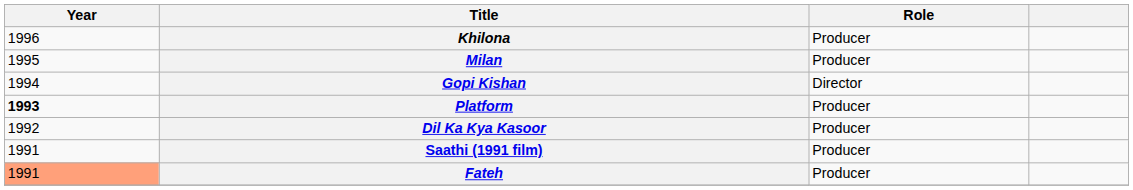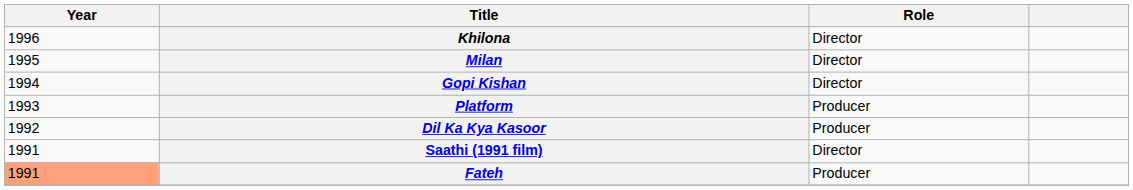(841, 38) Producer -> (837, 38) Director
(841, 60) Producer -> (837, 60) Director
(24, 106) bold -> (24, 106) normal
(841, 151) Producer -> (837, 151) Director
